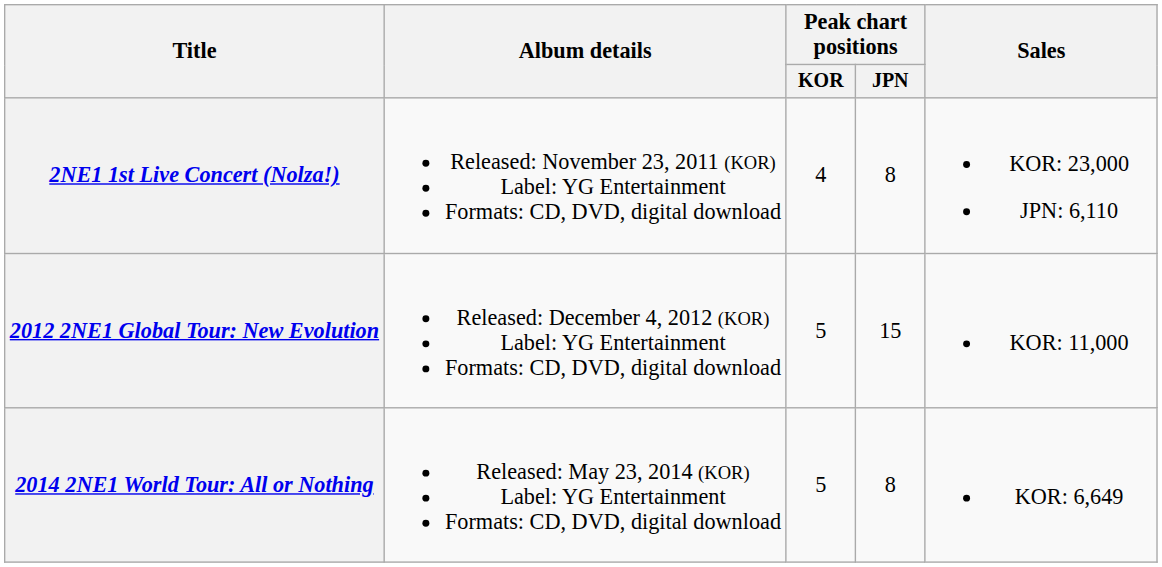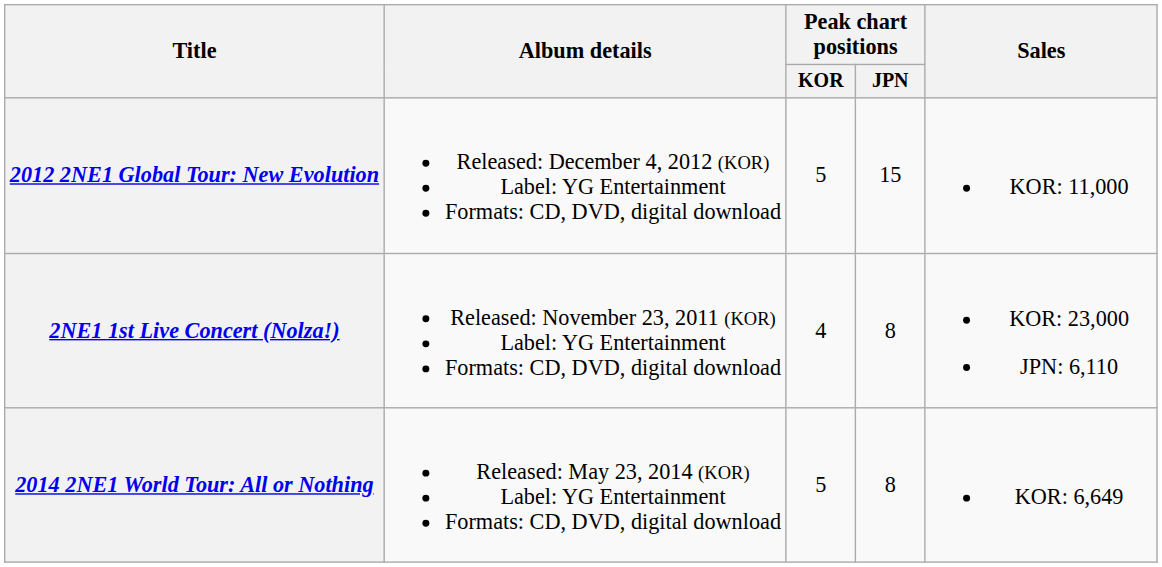rows swapped: (194, 175) <-> (194, 330)
